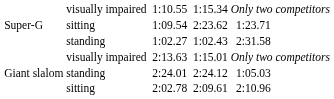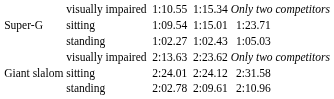(210, 25) 2:23.62 -> (210, 25) 1:15.01
(253, 41) 2:31.58 -> (253, 41) 1:05.03
(210, 57) 1:15.01 -> (210, 57) 2:23.62
(86, 73) standing -> (81, 73) sitting
(253, 73) 1:05.03 -> (253, 73) 2:31.58
(81, 88) sitting -> (86, 88) standing
